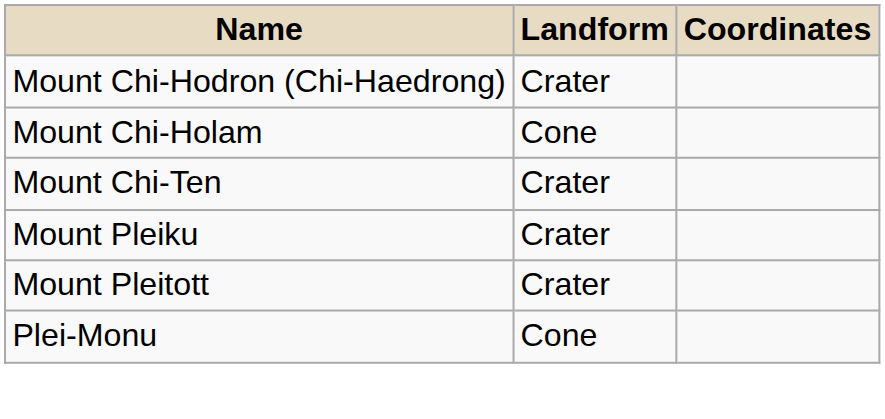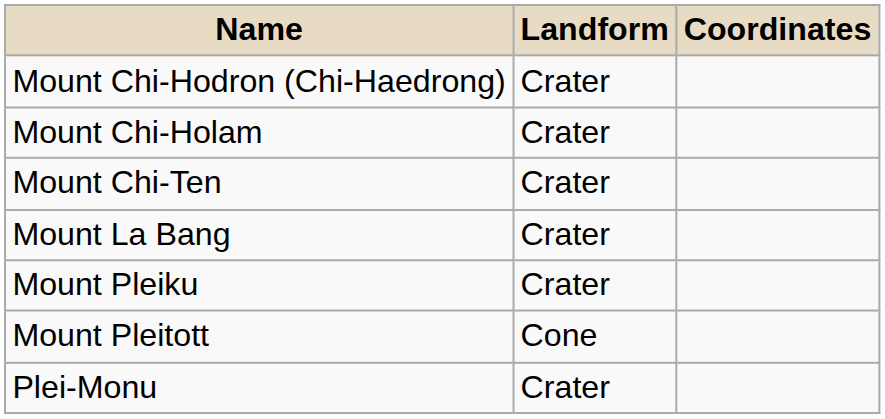(559, 132) Cone -> (565, 132) Crater
+ row: (121, 234)
(565, 285) Crater -> (559, 336) Cone
(559, 336) Cone -> (565, 387) Crater
